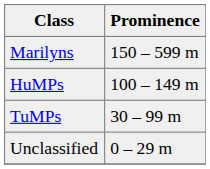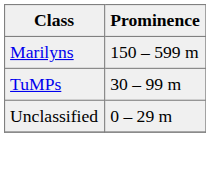- row: (37, 84)
